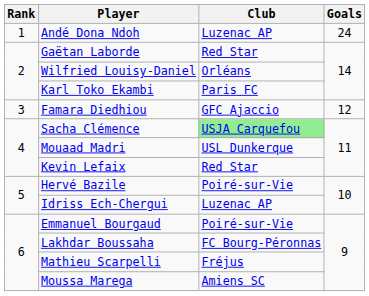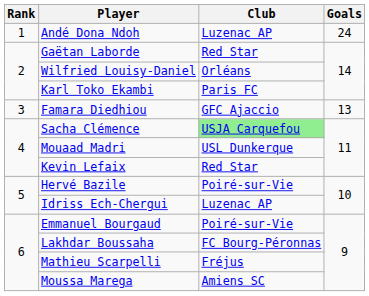(344, 109) 12 -> (344, 109) 13
